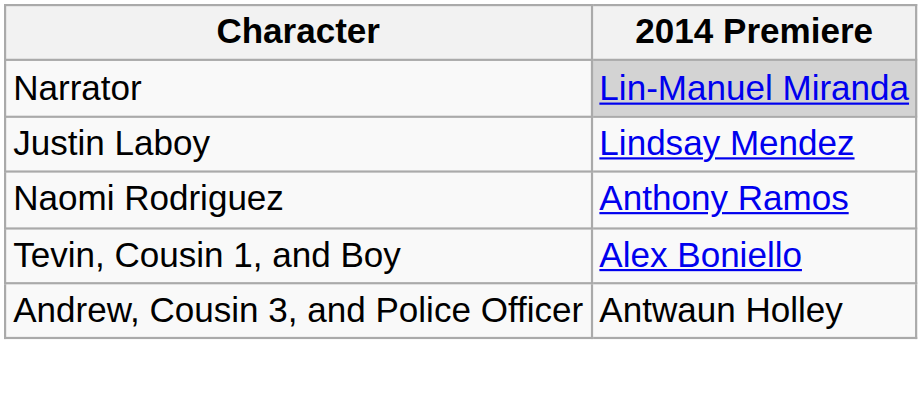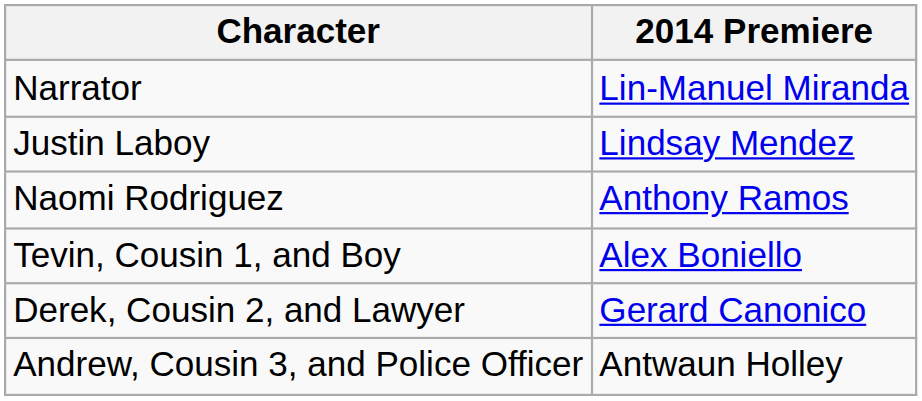(754, 87) lightgrey background -> (754, 87) no background
+ row: (239, 310)
